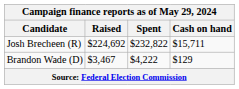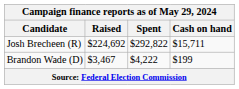(149, 44) $232,822 -> (149, 44) $292,822
(183, 60) $129 -> (183, 60) $199
